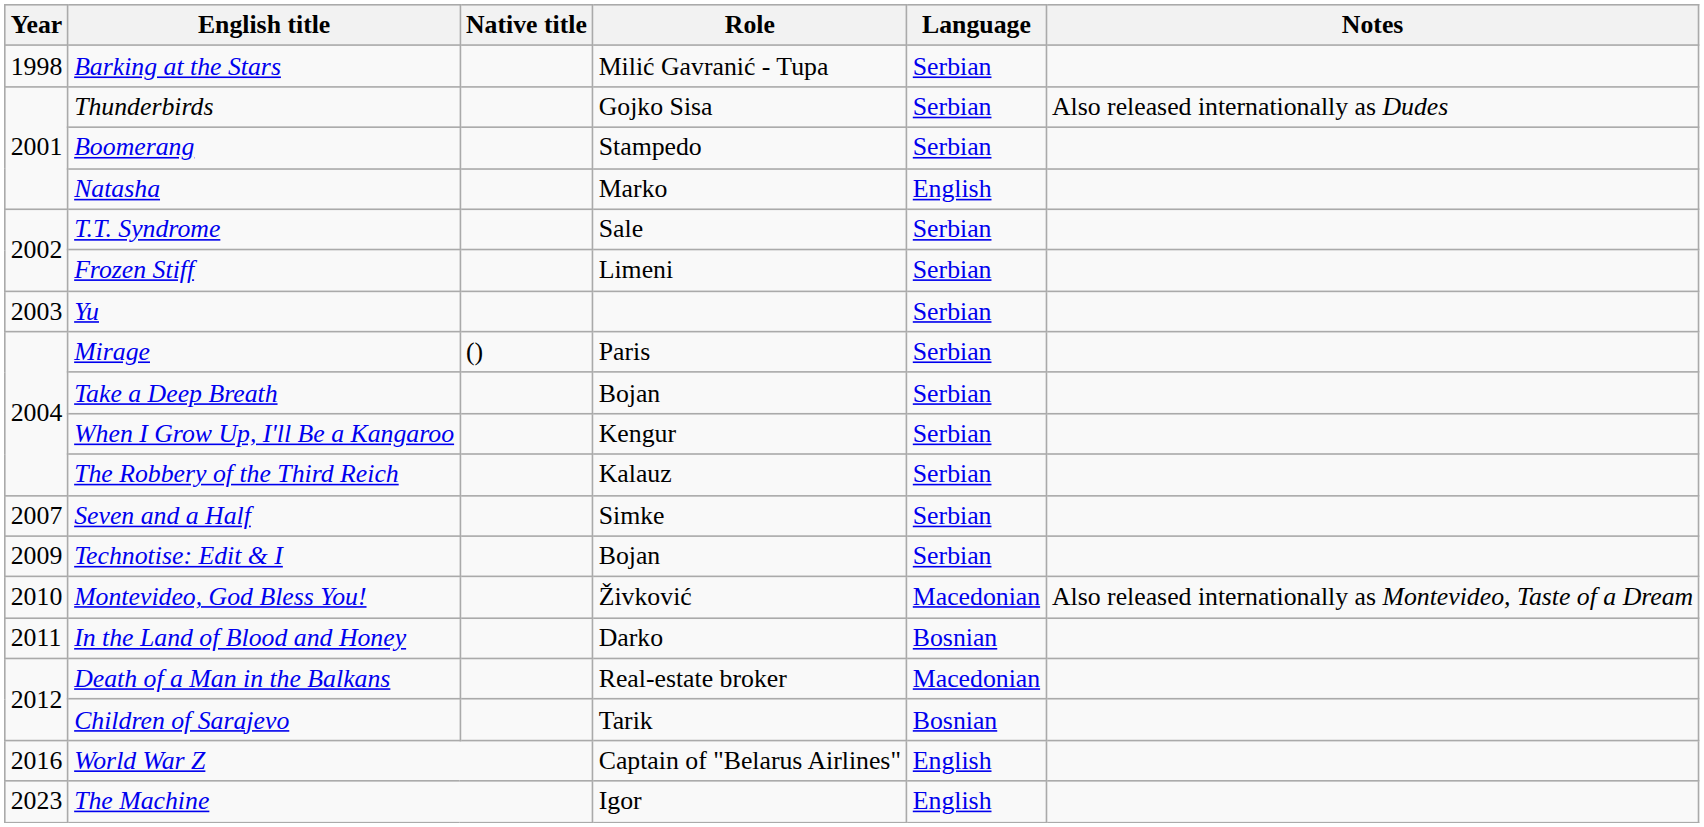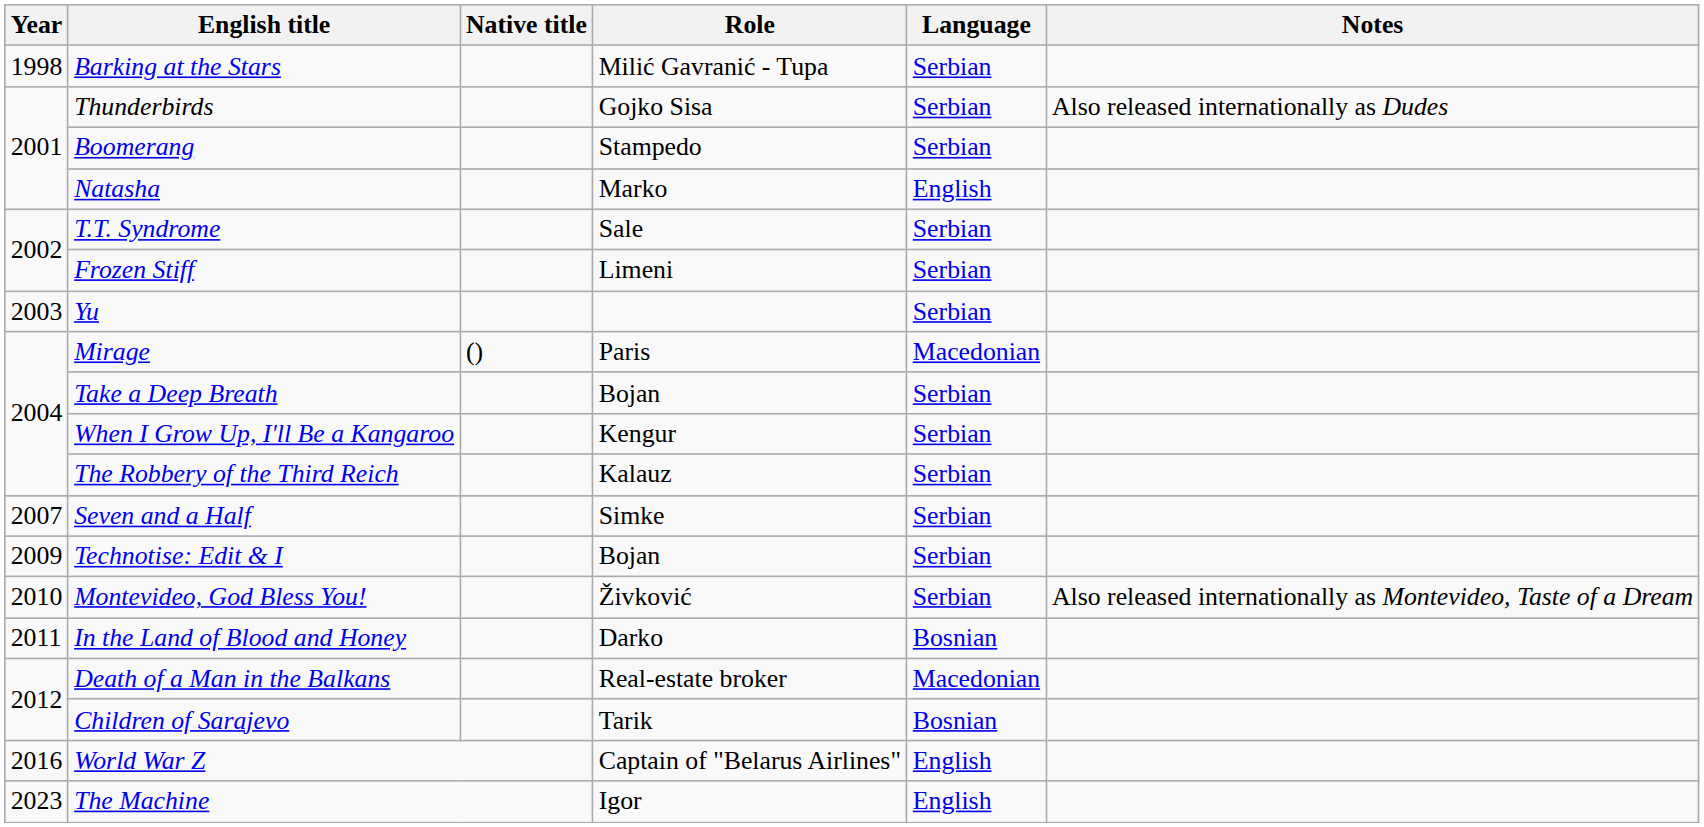(952, 351) Serbian -> (976, 351) Macedonian
(976, 596) Macedonian -> (952, 596) Serbian
